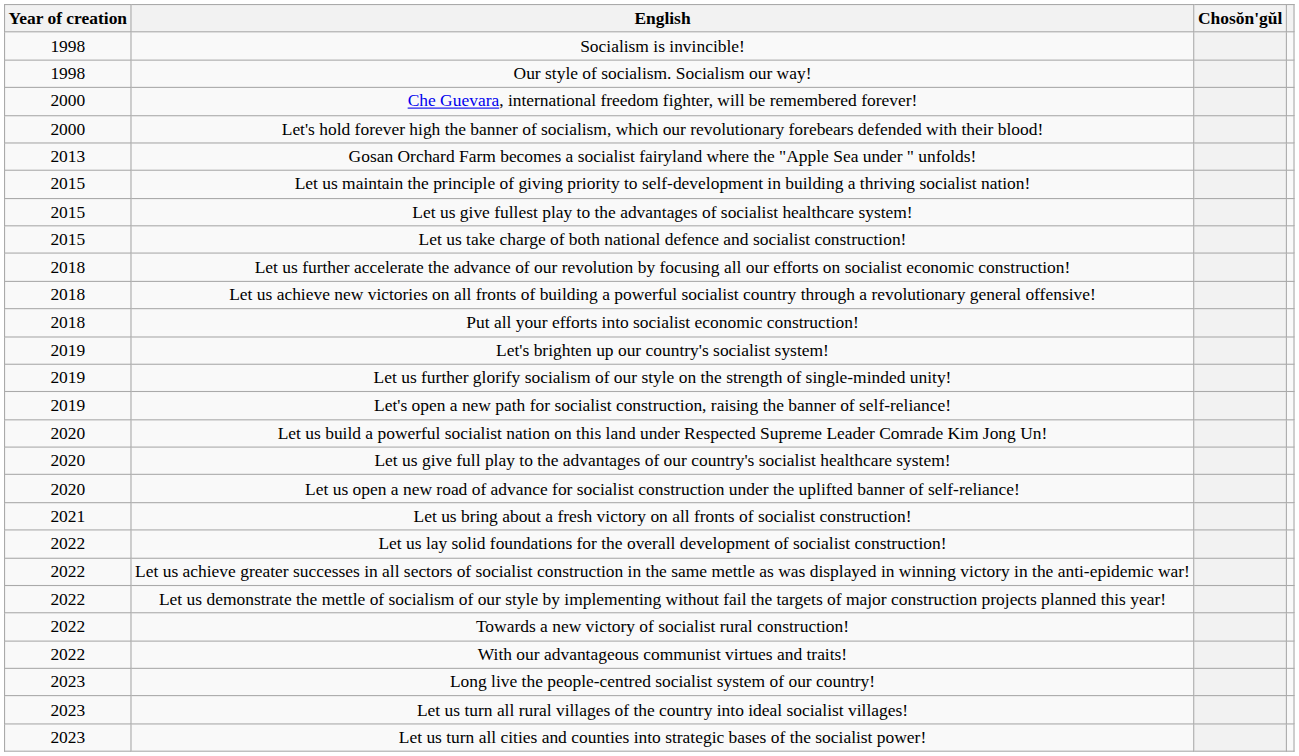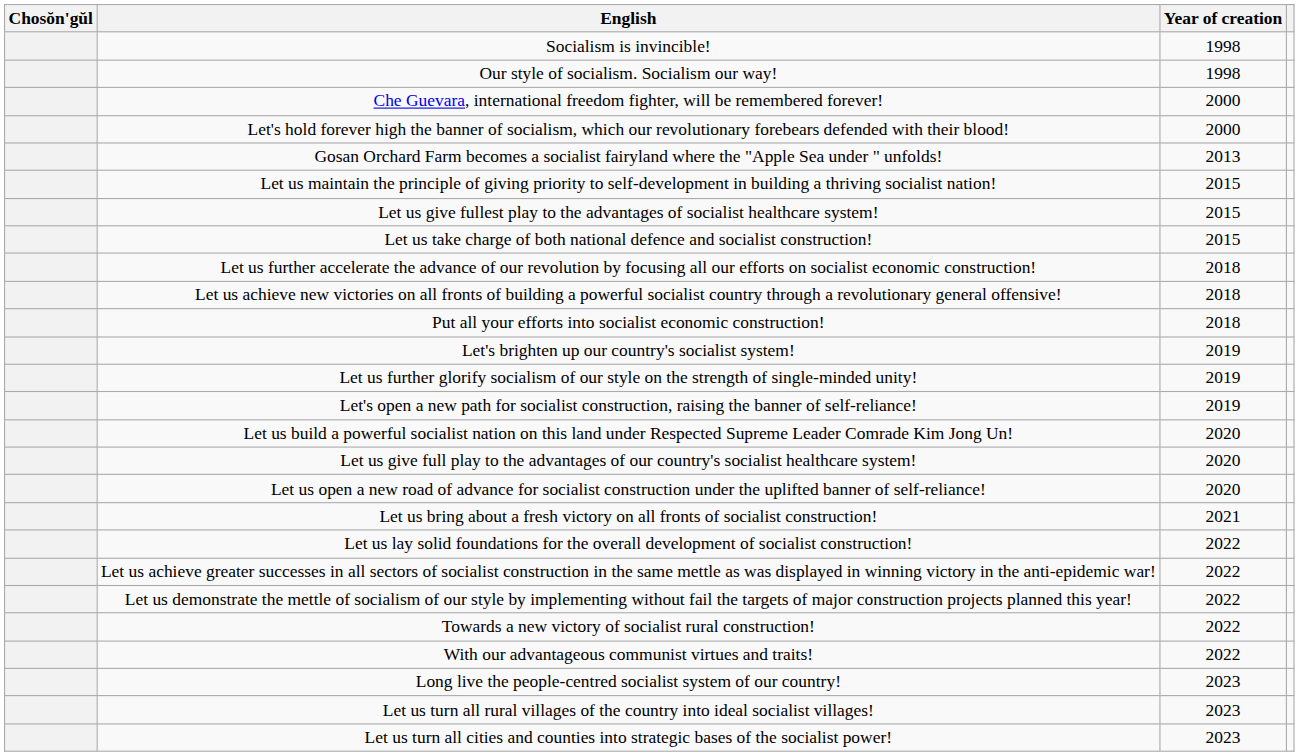columns swapped: (1240, 18) <-> (68, 18)
